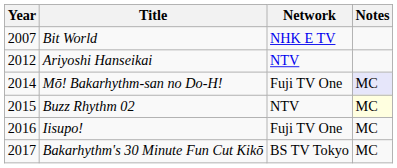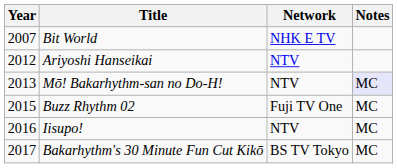(22, 83) 2014 -> (22, 83) 2013
(306, 83) Fuji TV One -> (285, 83) NTV
(285, 106) NTV -> (306, 106) Fuji TV One
(367, 106) lightyellow background -> (367, 106) no background
(306, 128) Fuji TV One -> (285, 128) NTV
